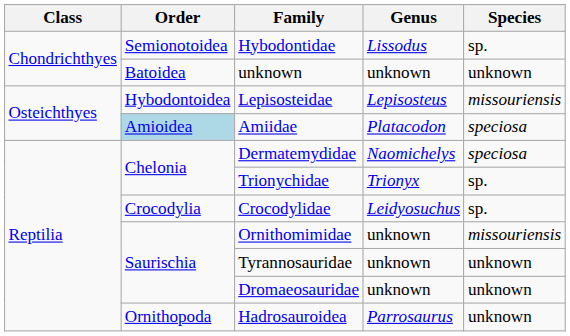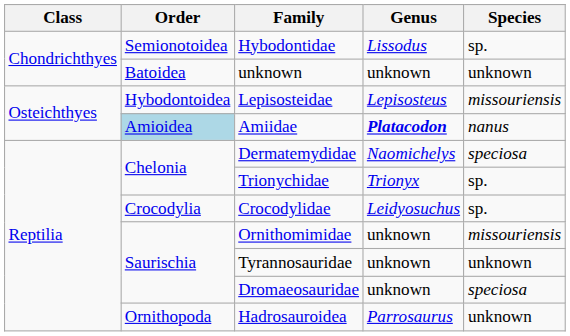(406, 126) normal -> (407, 126) bold
(497, 126) speciosa -> (488, 126) nanus
(500, 289) unknown -> (497, 289) speciosa
